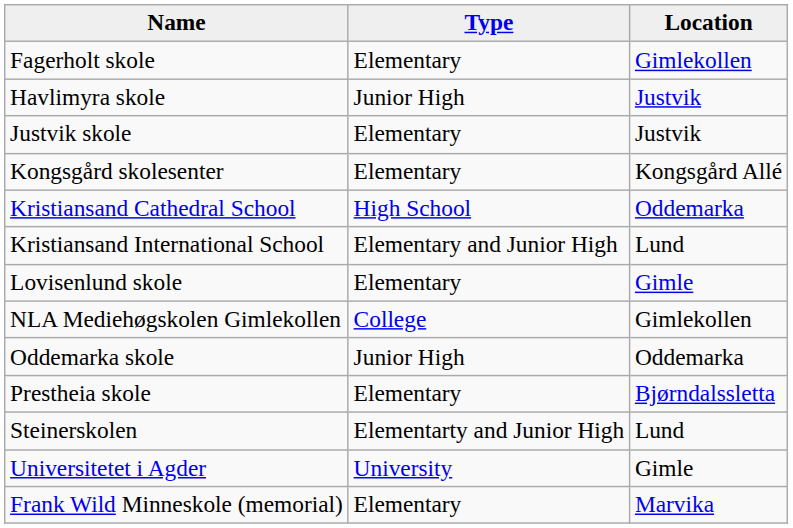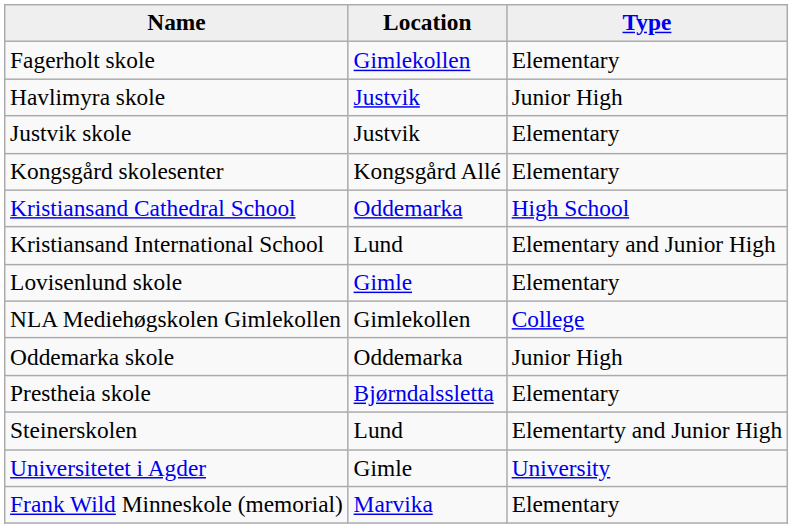columns swapped: (489, 23) <-> (709, 23)
